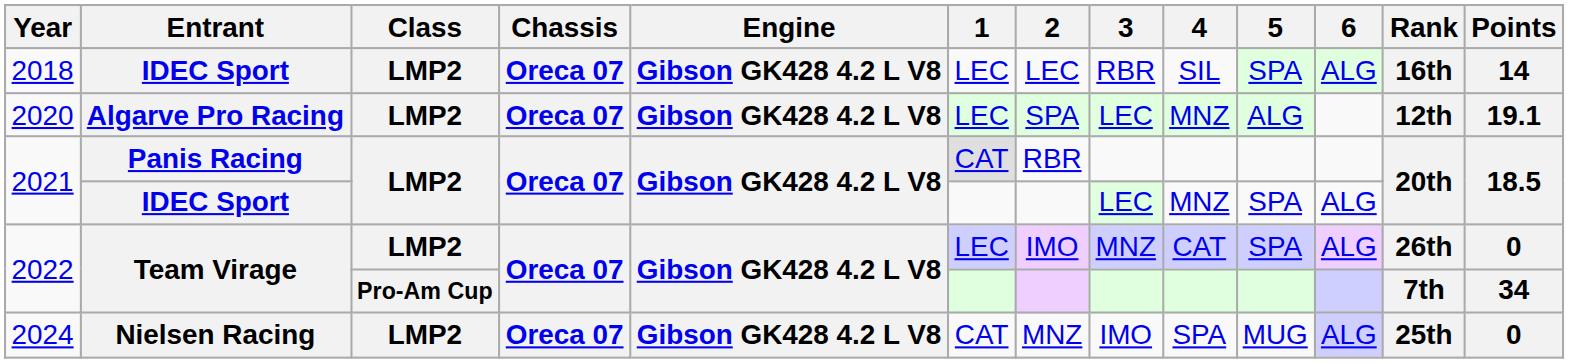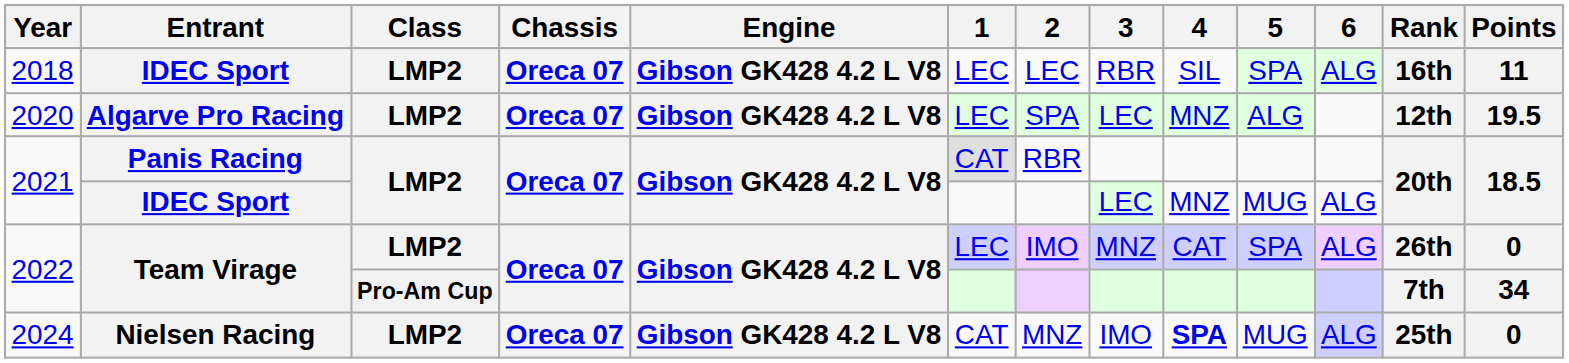(1514, 71) 14 -> (1514, 71) 11
(1514, 114) 19.1 -> (1514, 114) 19.5
(1275, 202) SPA -> (1275, 202) MUG
(1199, 334) normal -> (1199, 334) bold
